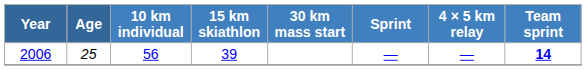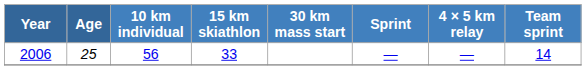(229, 54) 39 -> (229, 54) 33
(543, 54) bold -> (543, 54) normal
